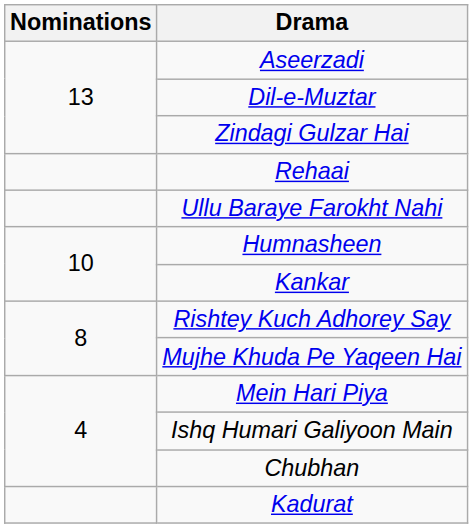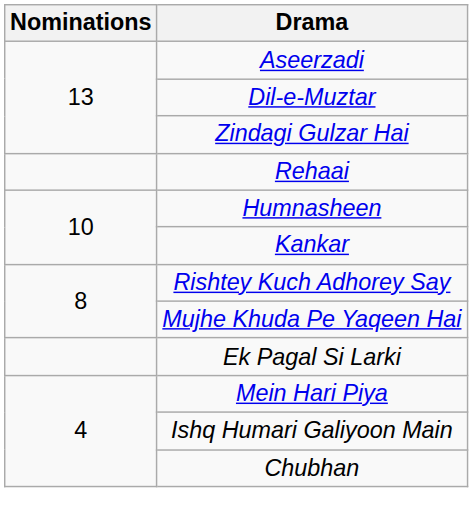- row: (312, 208)
+ row: (312, 356)
- row: (312, 504)
